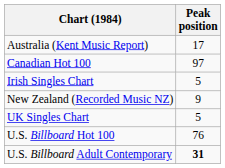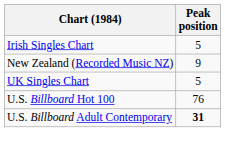- row: (78, 44)
- row: (49, 63)
